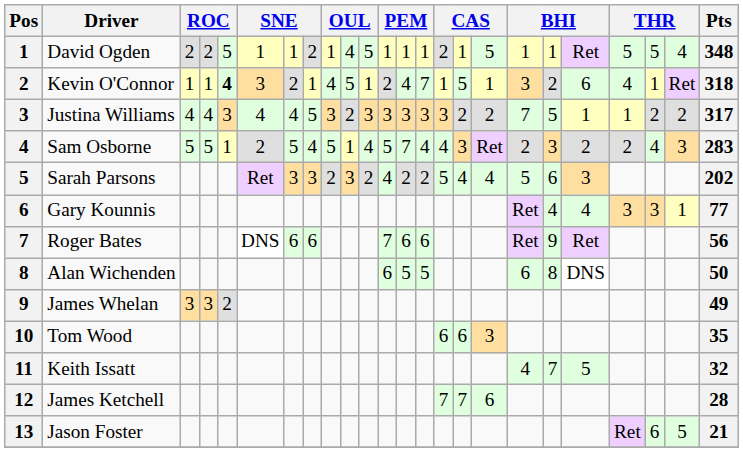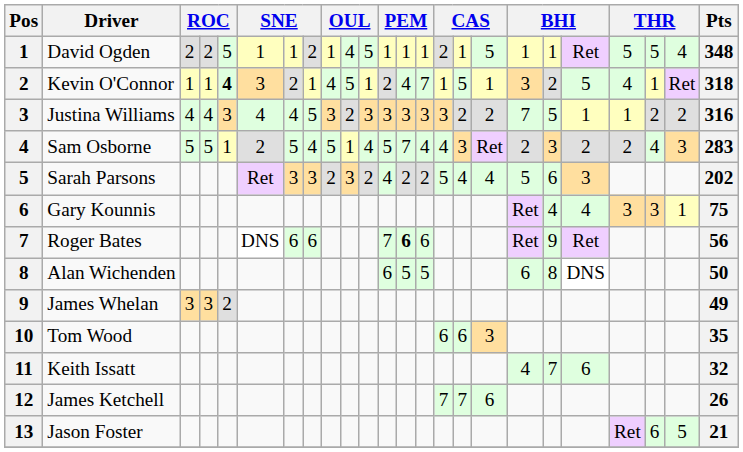(586, 83) 6 -> (586, 83) 5
(719, 115) 317 -> (719, 115) 316
(719, 209) 77 -> (719, 209) 75
(406, 241) normal -> (406, 241) bold
(586, 368) 5 -> (586, 368) 6
(719, 399) 28 -> (719, 399) 26
